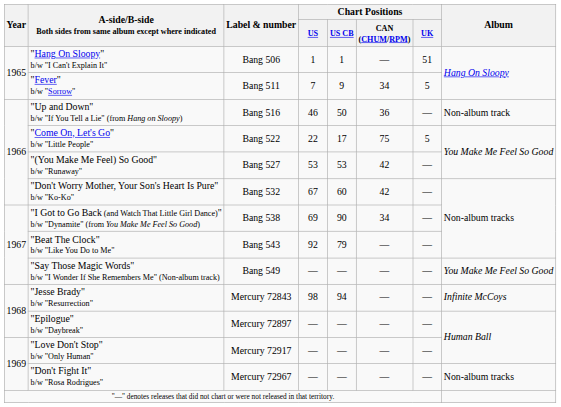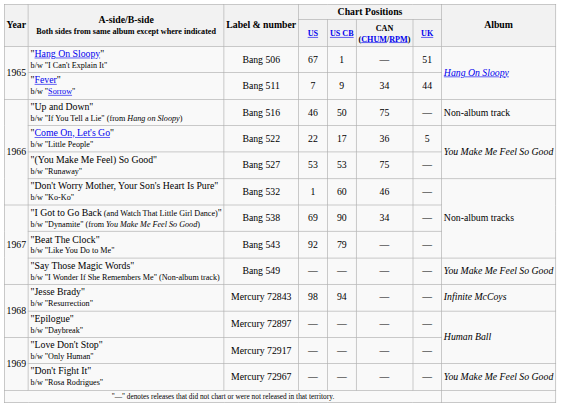(313, 59) 1 -> (313, 59) 67
(427, 86) 5 -> (427, 86) 44
(384, 112) 36 -> (384, 112) 75
(384, 139) 75 -> (384, 139) 36
(384, 165) 42 -> (384, 165) 75
(313, 191) 67 -> (313, 191) 1
(384, 191) 42 -> (384, 191) 46
(479, 377) Non-album tracks -> (499, 377) You Make Me Feel So Good
